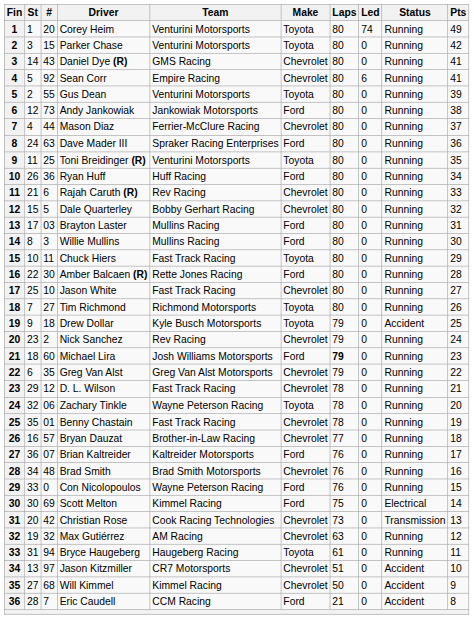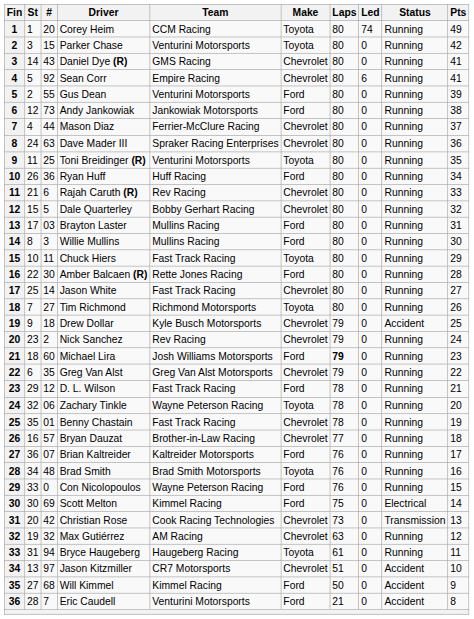(201, 29) Venturini Motorsports -> (182, 29) CCM Racing
(299, 95) Toyota -> (294, 95) Ford
(294, 144) Ford -> (305, 144) Chevrolet
(49, 291) 10 -> (49, 291) 14
(299, 324) Toyota -> (305, 324) Chevrolet
(305, 389) Chevrolet -> (294, 389) Ford
(305, 471) Chevrolet -> (299, 471) Toyota
(305, 585) Chevrolet -> (294, 585) Ford
(182, 602) CCM Racing -> (201, 602) Venturini Motorsports
